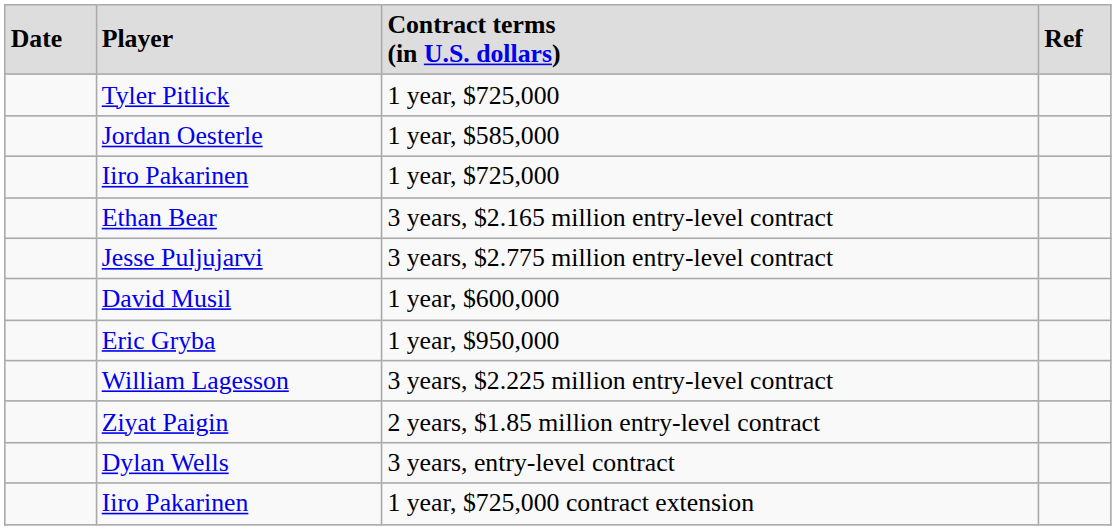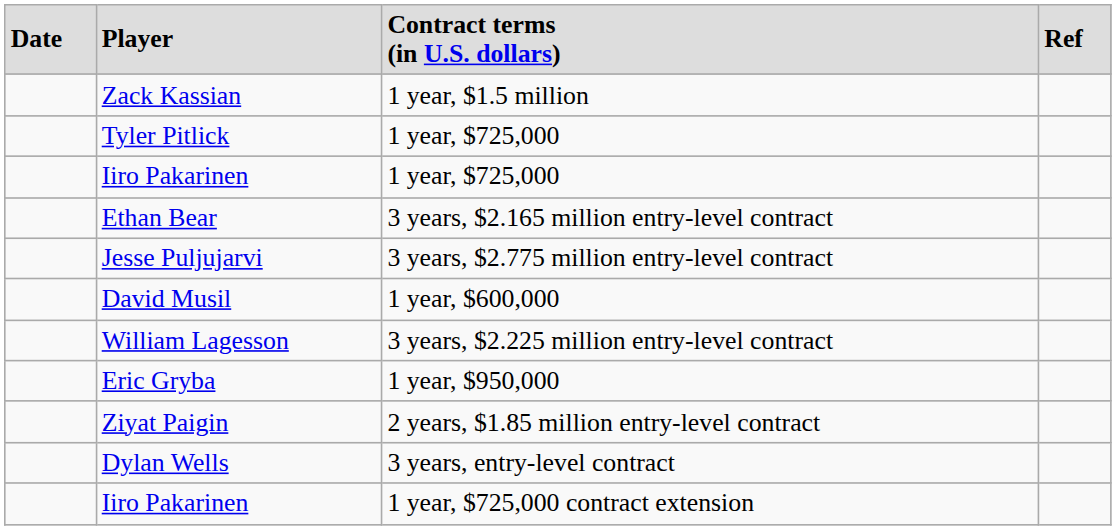+ row: (171, 94)
- row: (182, 135)
rows swapped: (159, 339) <-> (195, 380)
